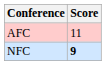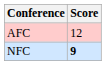(76, 32) 11 -> (76, 32) 12
